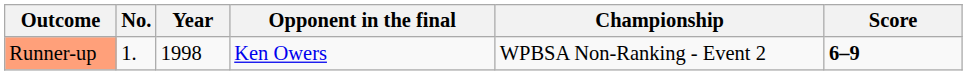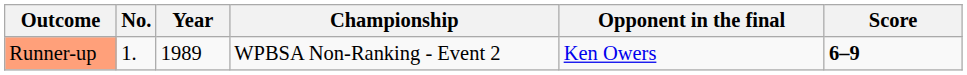columns swapped: (660, 20) <-> (362, 20)
(181, 53) 1998 -> (181, 53) 1989
